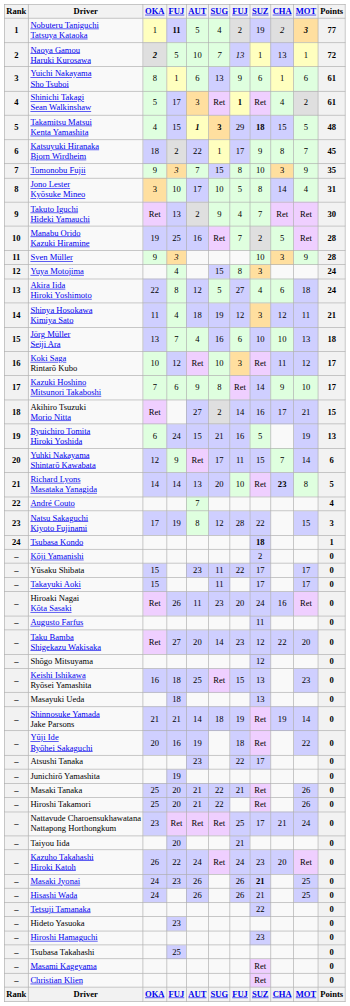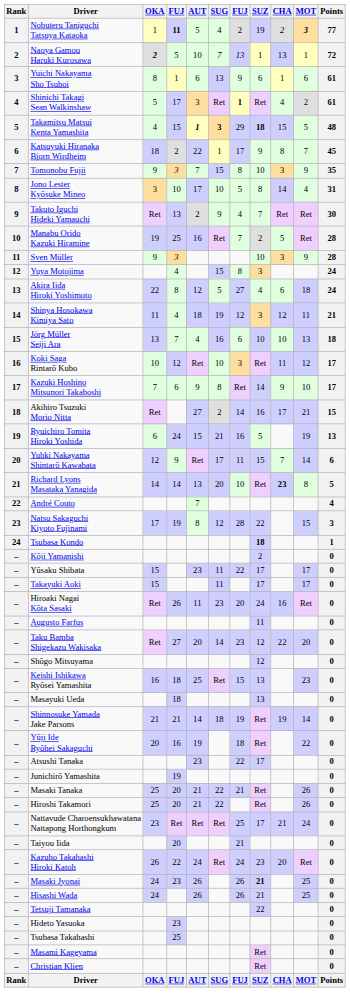- row: (64, 937)
